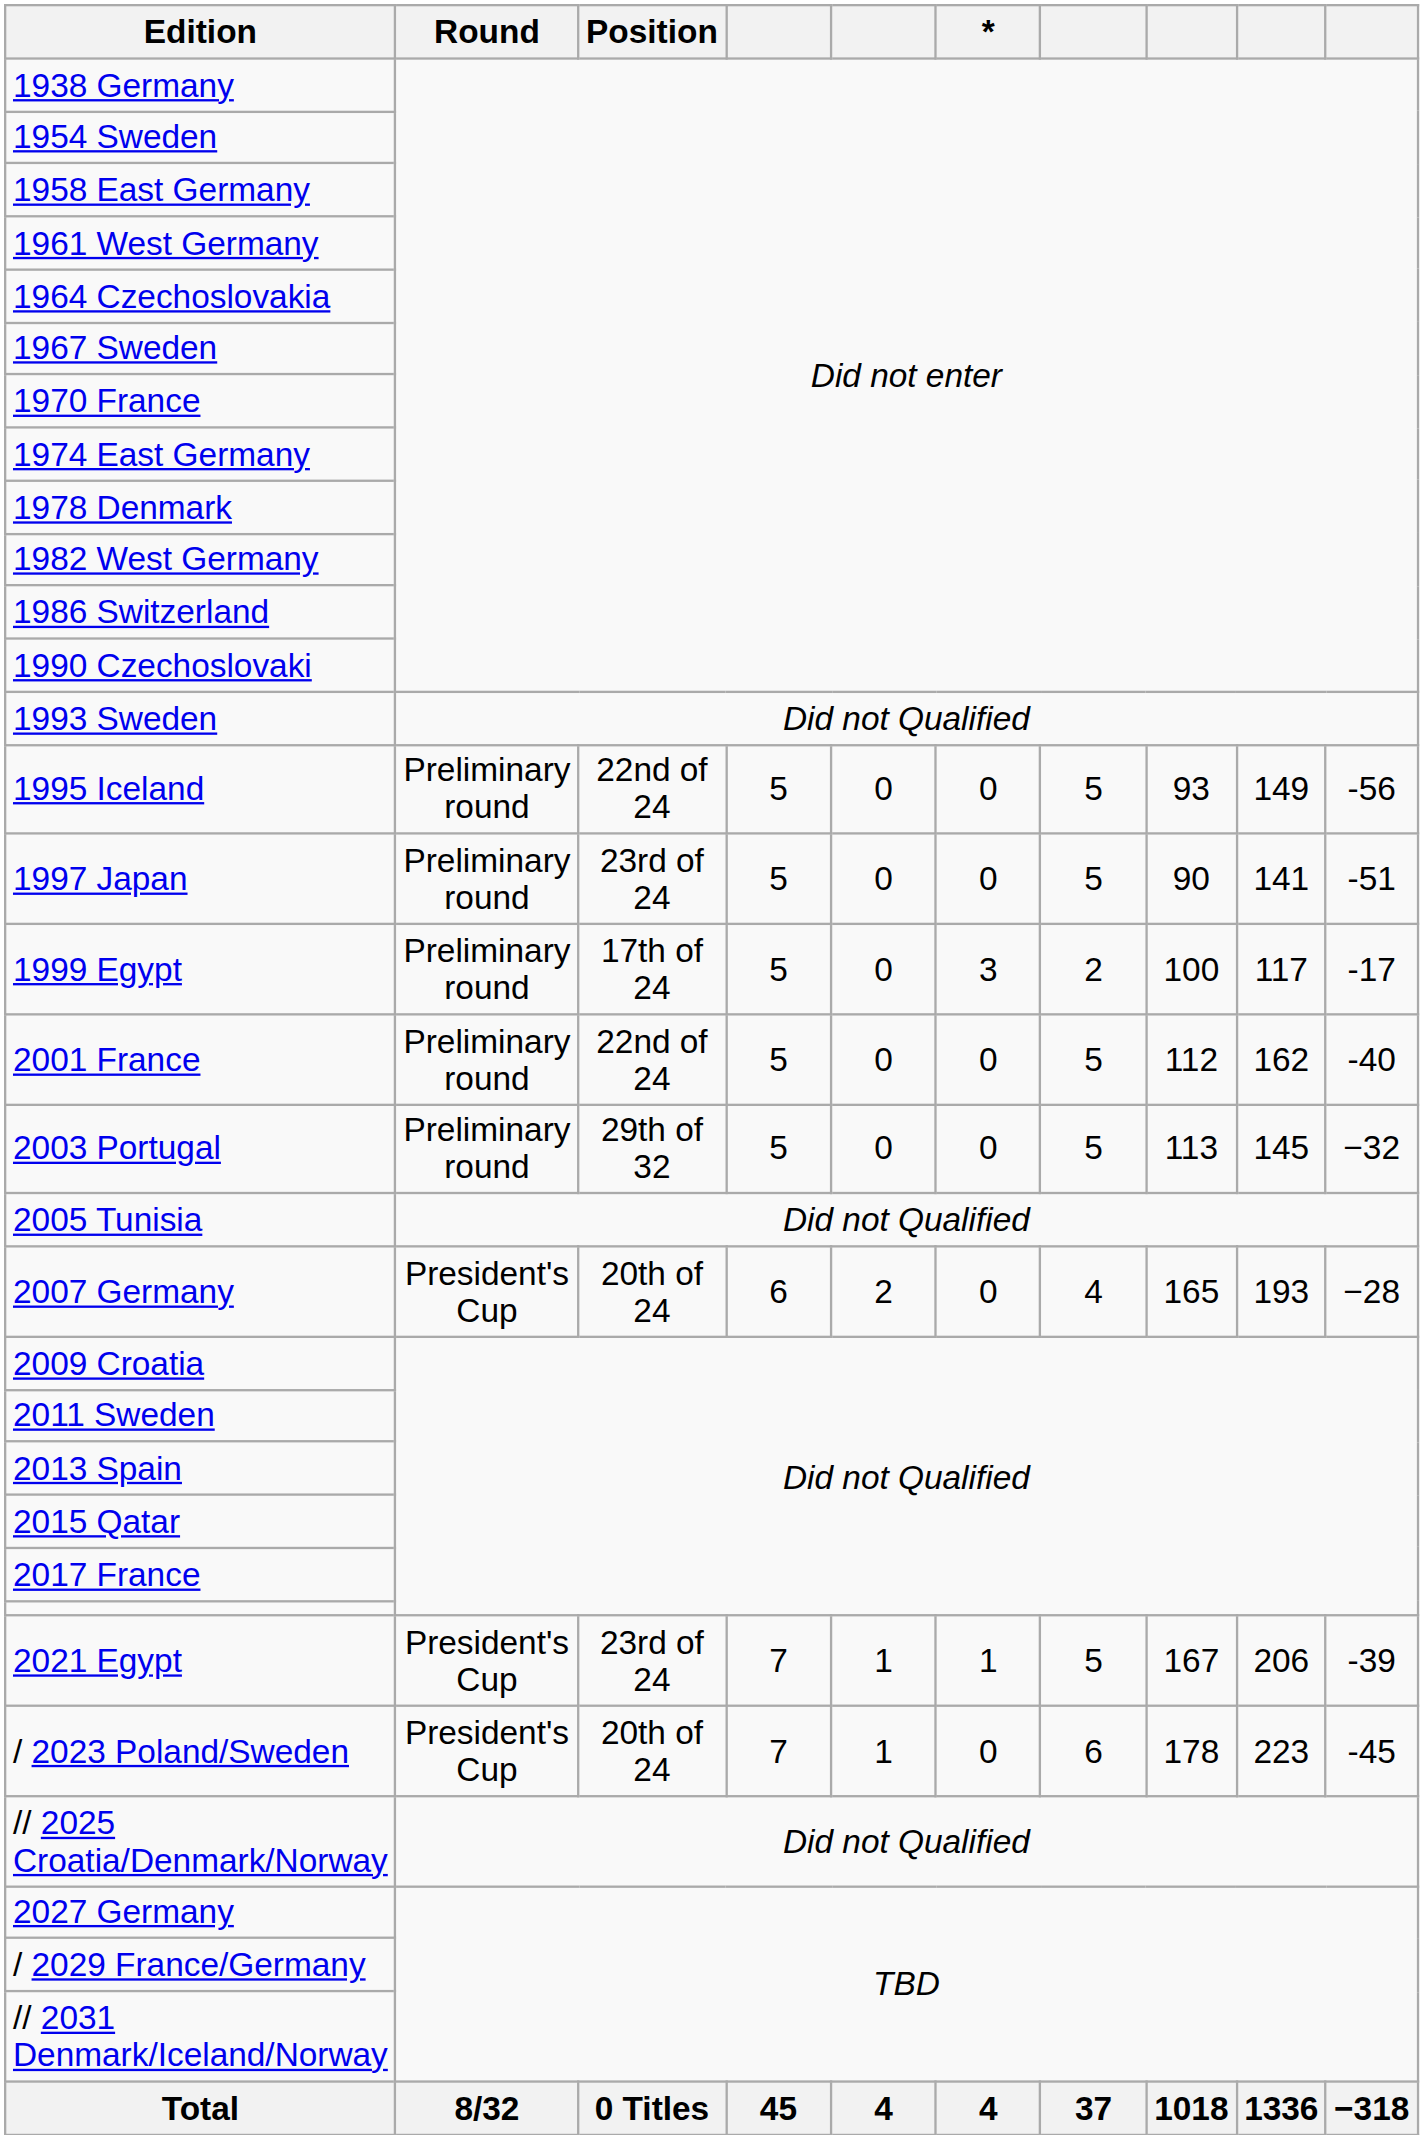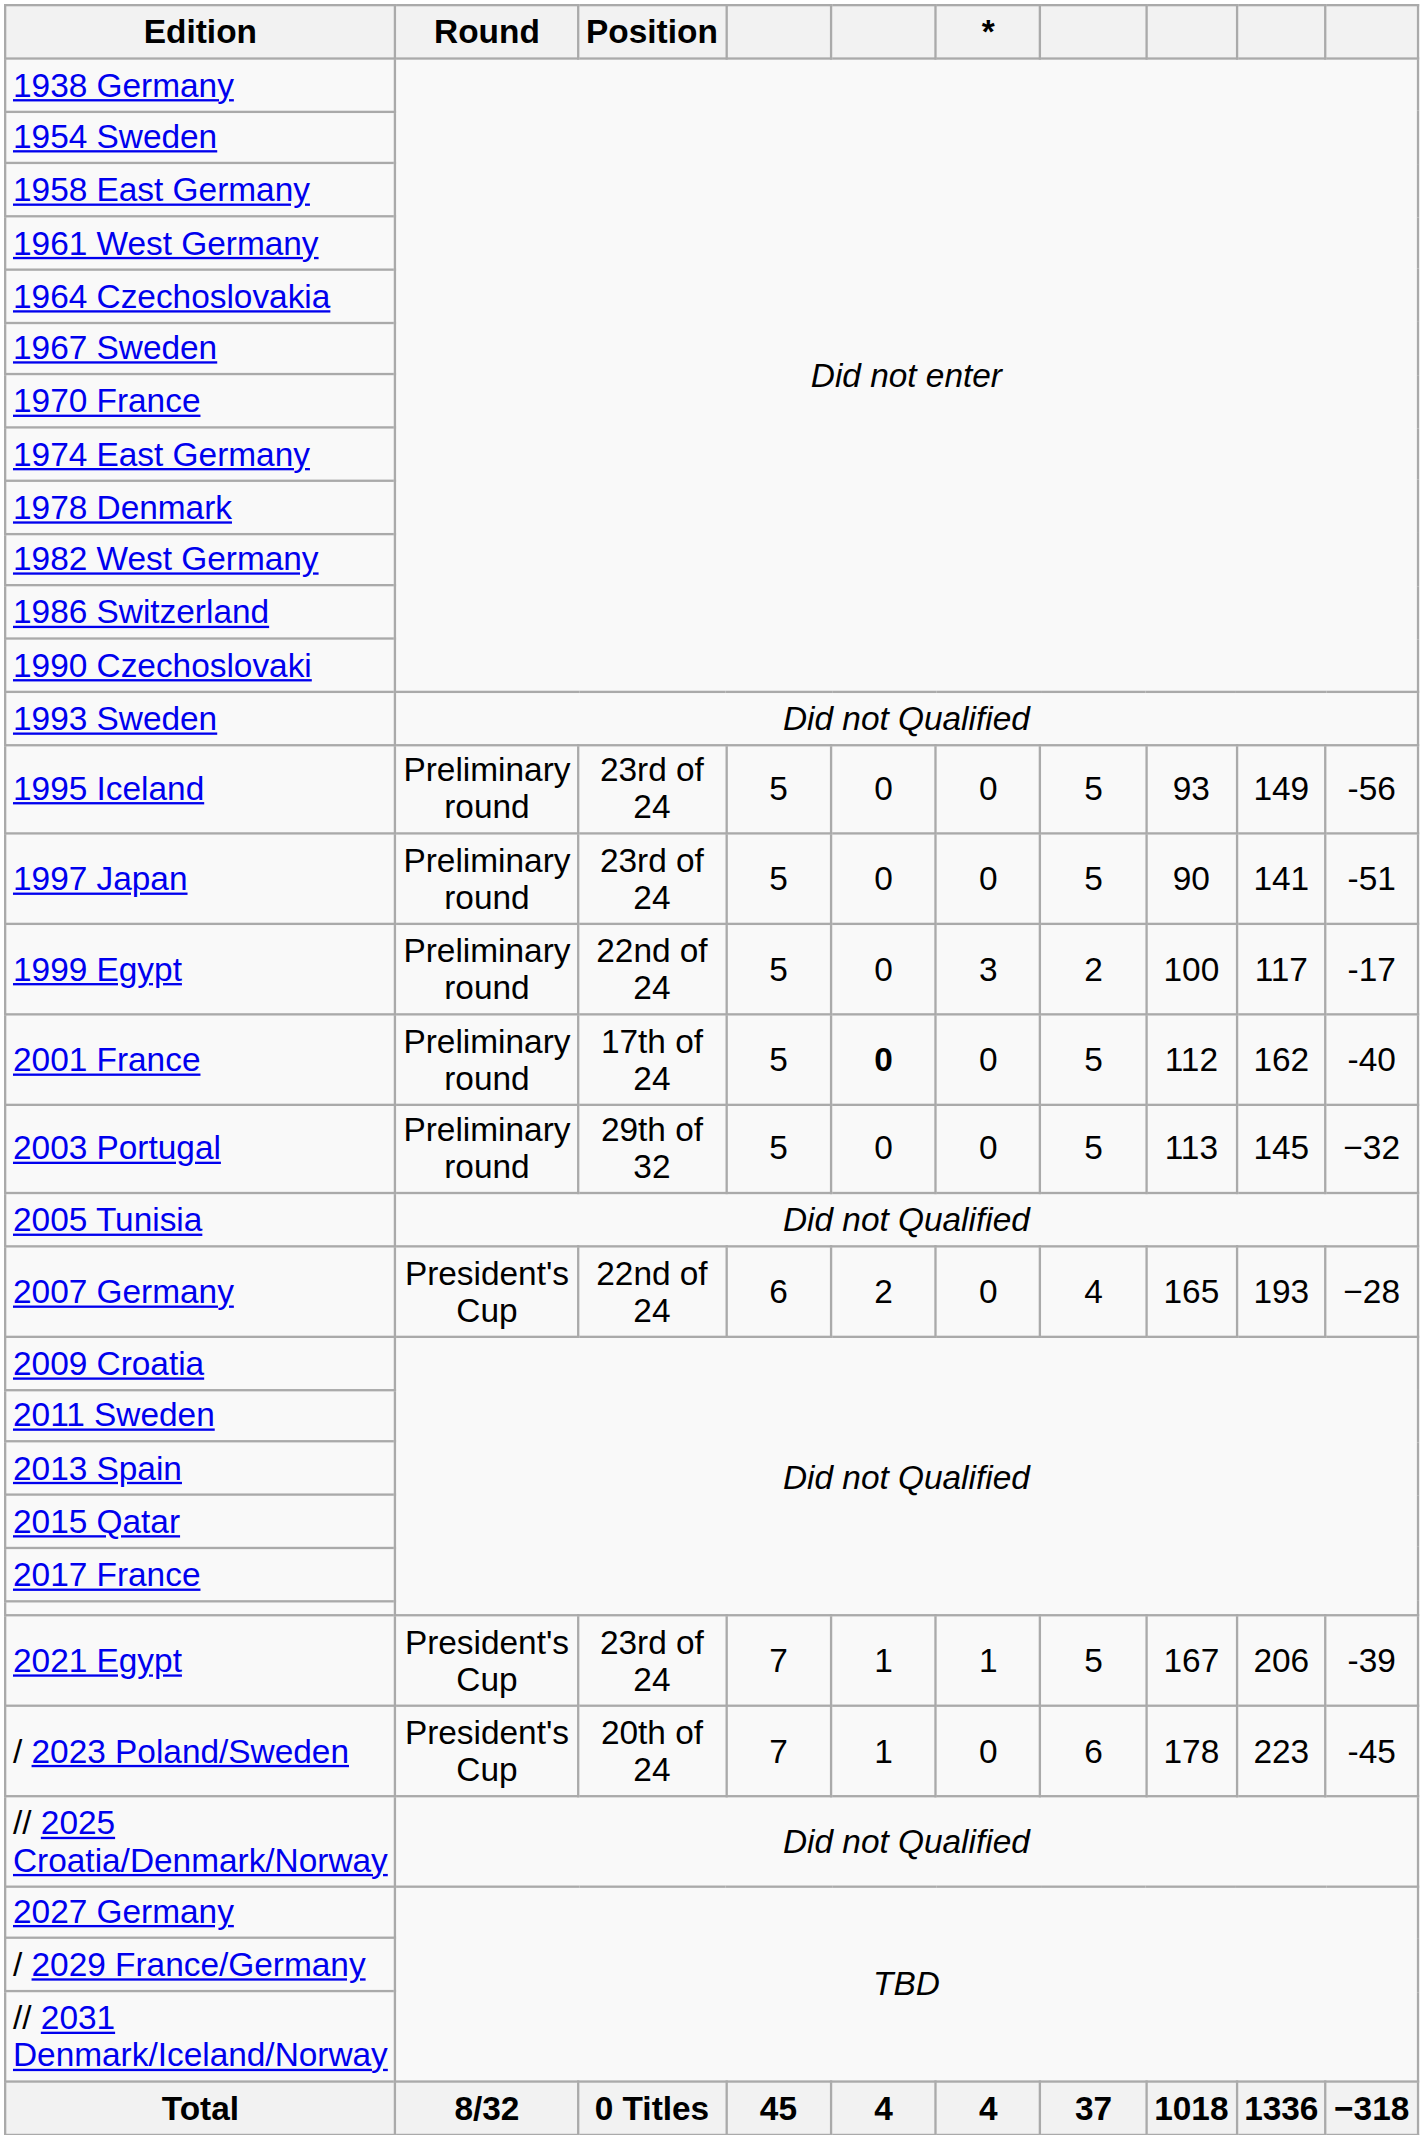(652, 789) 22nd of 24 -> (652, 789) 23rd of 24
(652, 969) 17th of 24 -> (652, 969) 22nd of 24
(652, 1059) 22nd of 24 -> (652, 1059) 17th of 24
(884, 1059) normal -> (884, 1059) bold
(652, 1292) 20th of 24 -> (652, 1292) 22nd of 24
